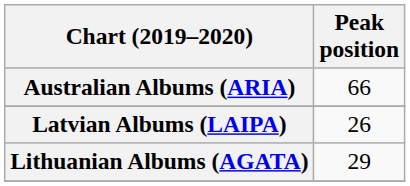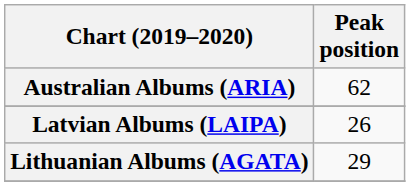(359, 86) 66 -> (359, 86) 62
